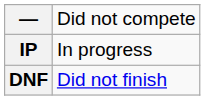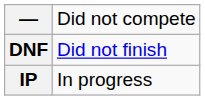rows swapped: (29, 49) <-> (29, 79)
